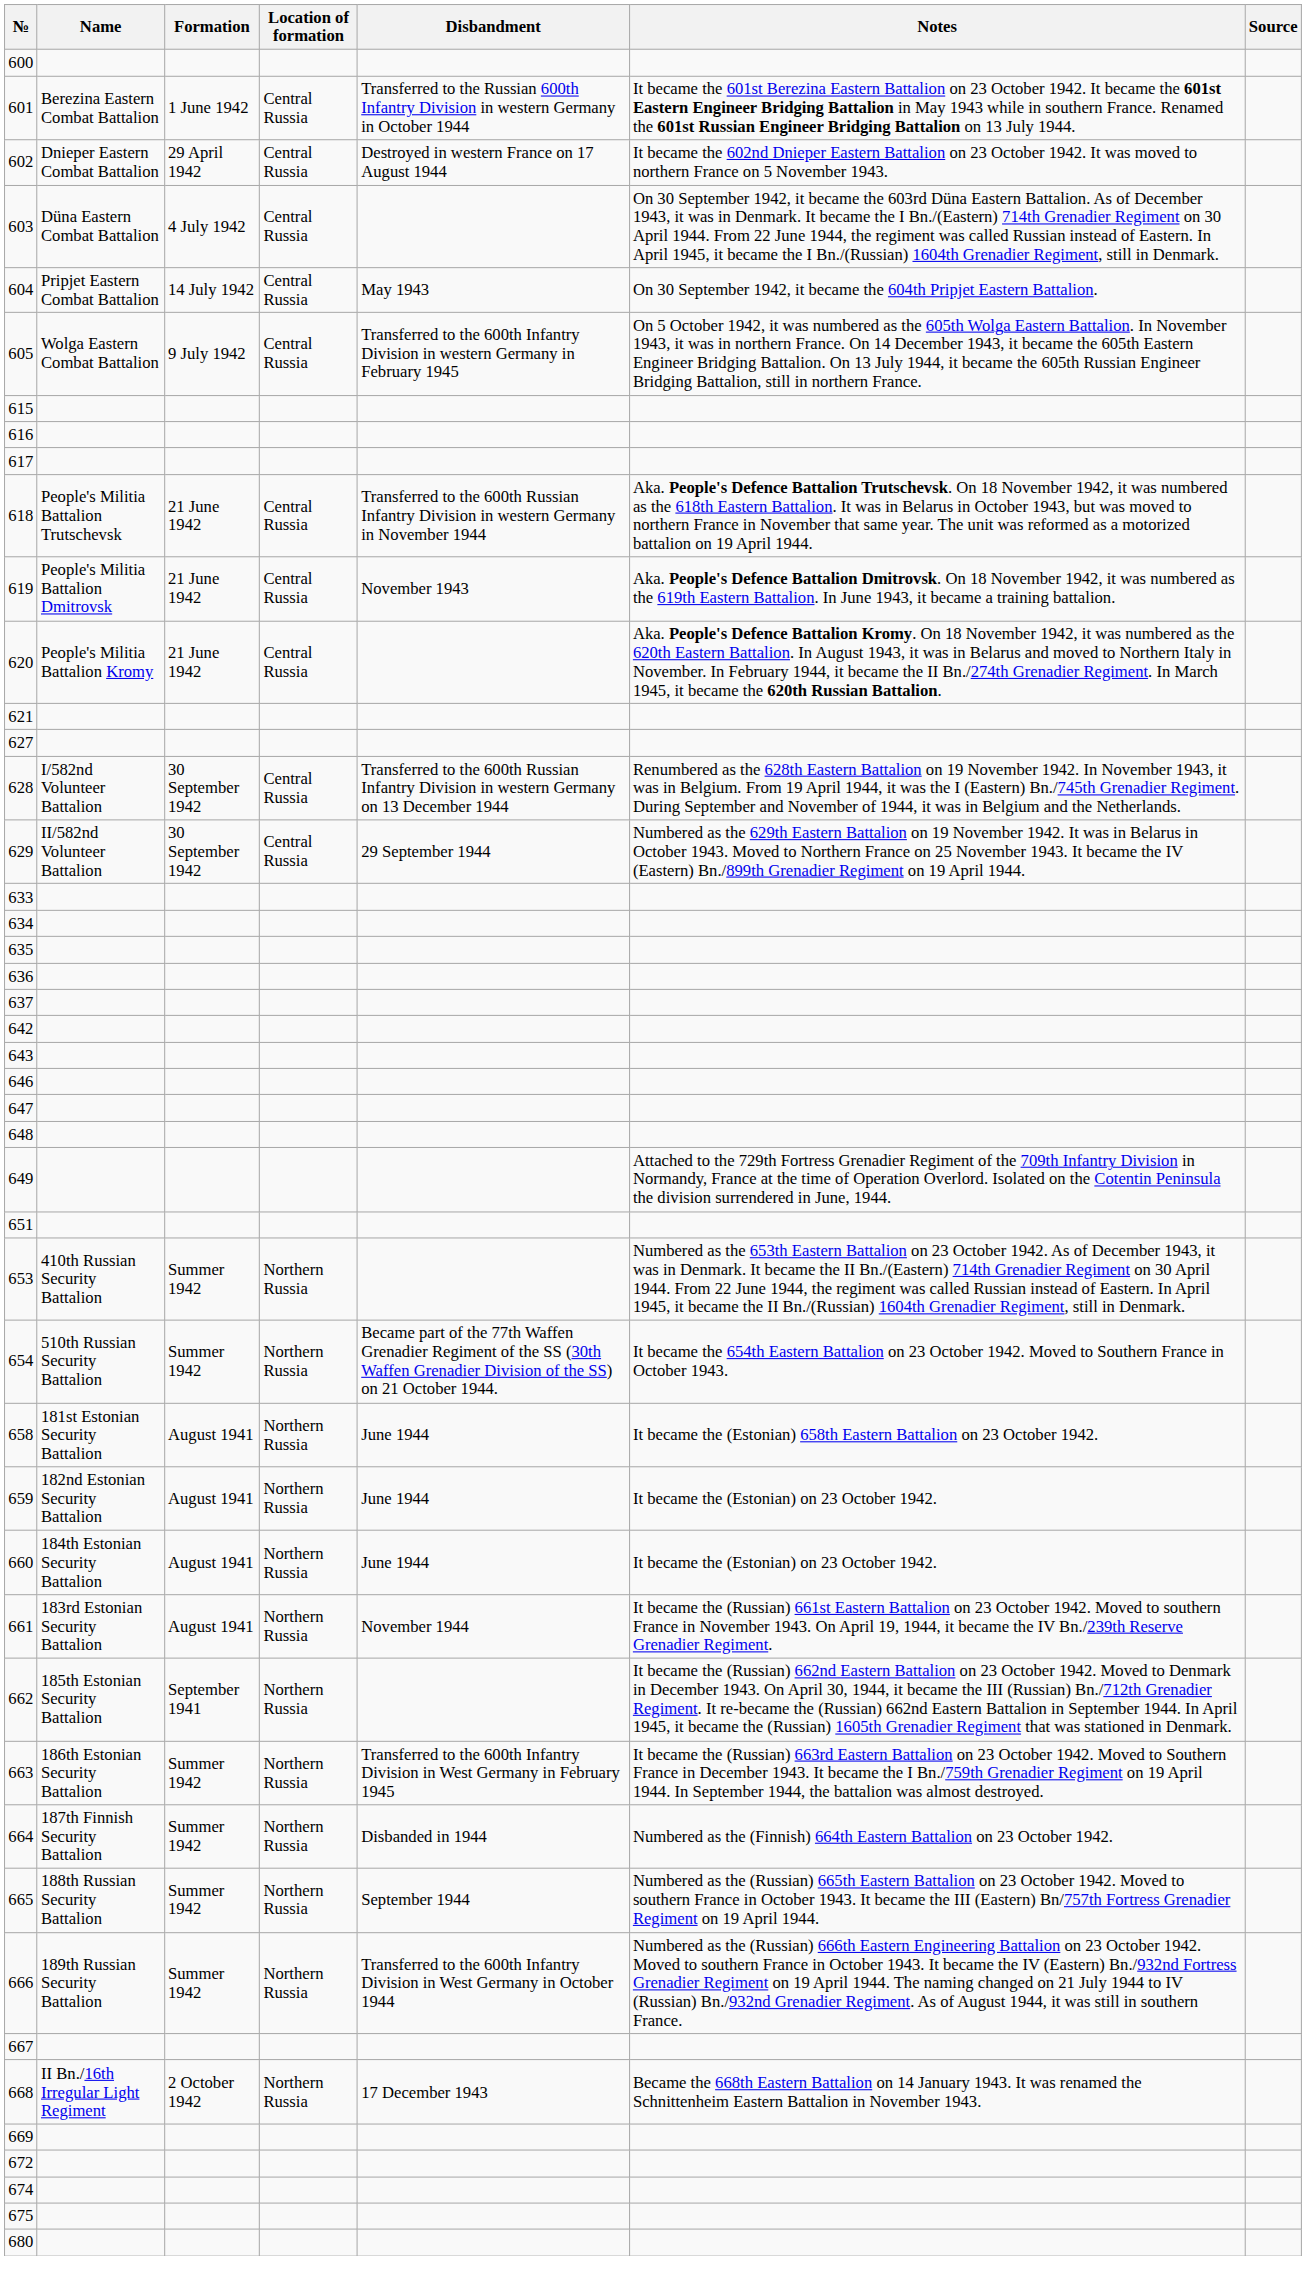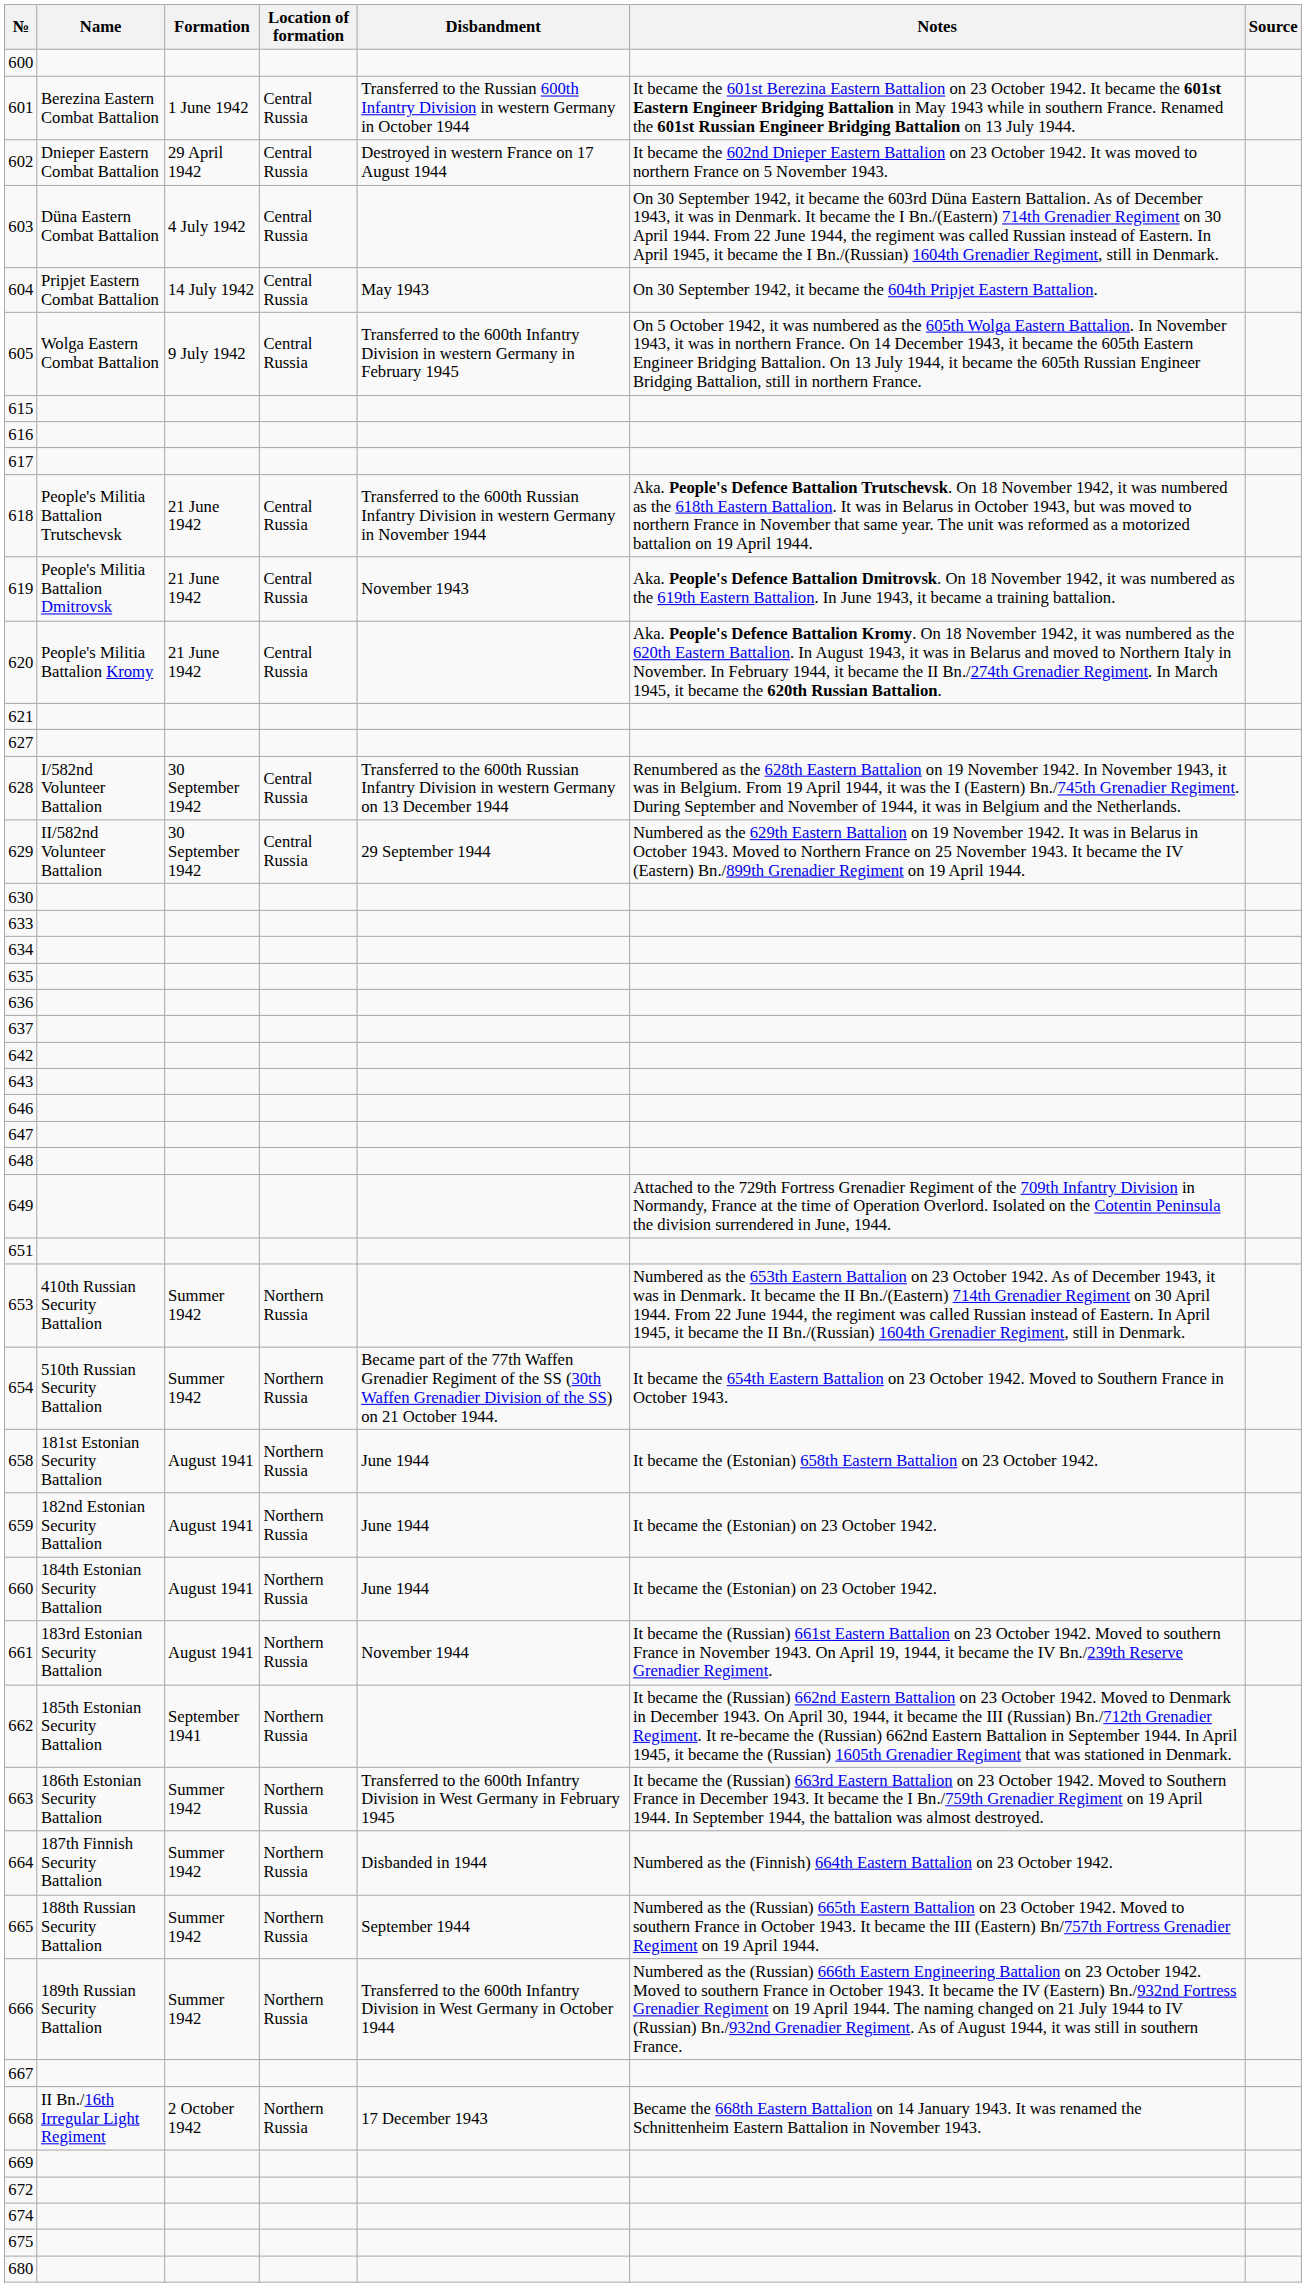+ row: (21, 896)
